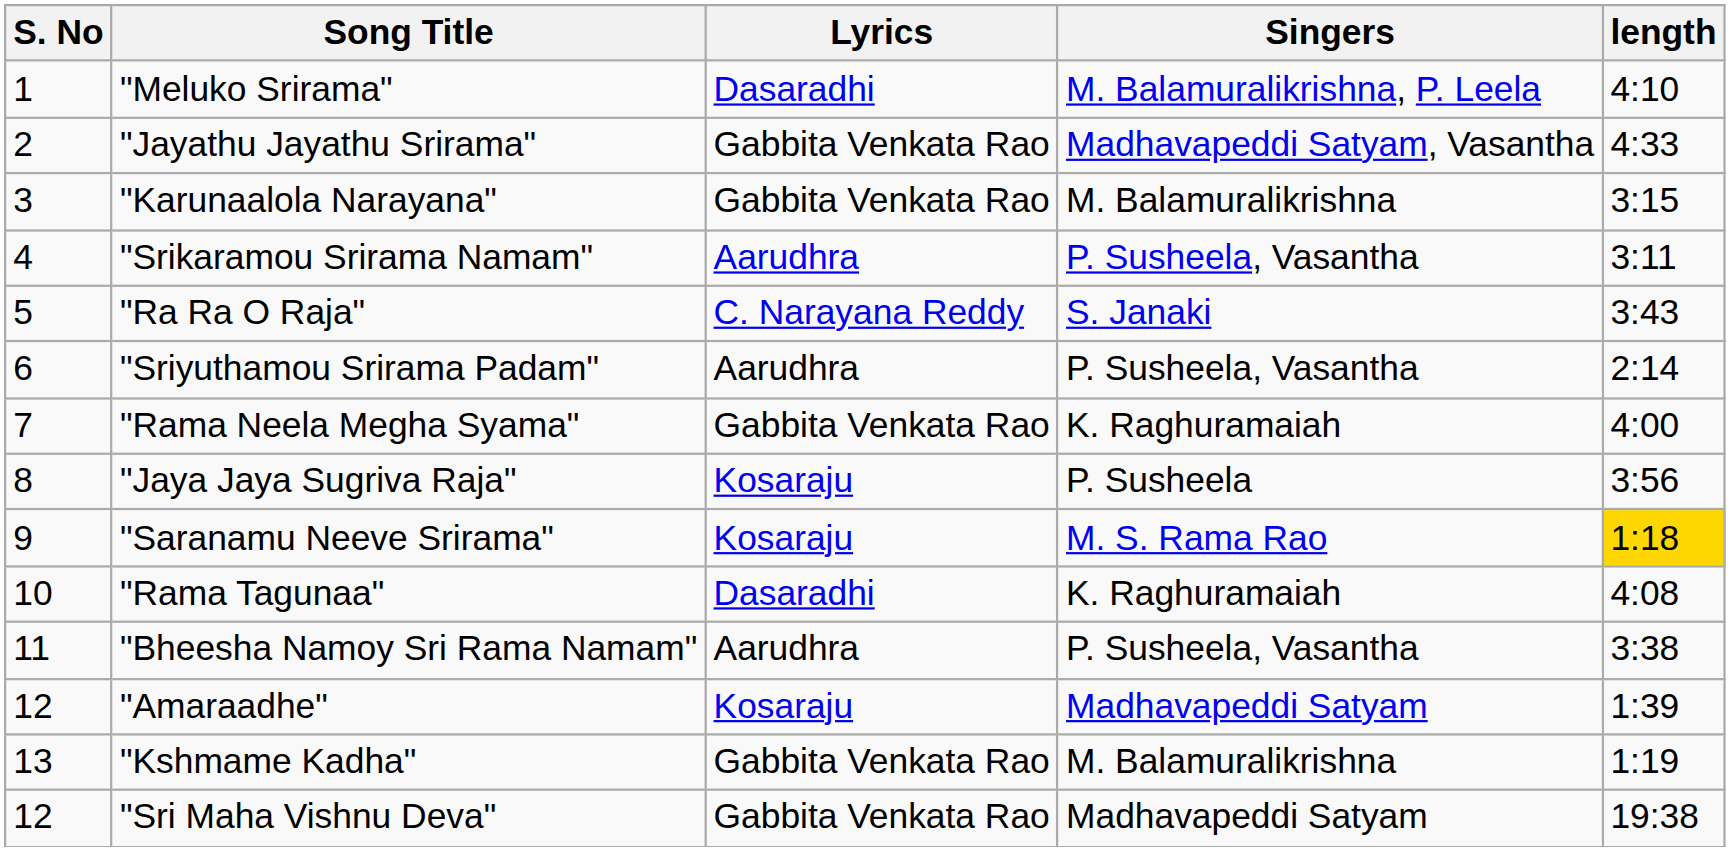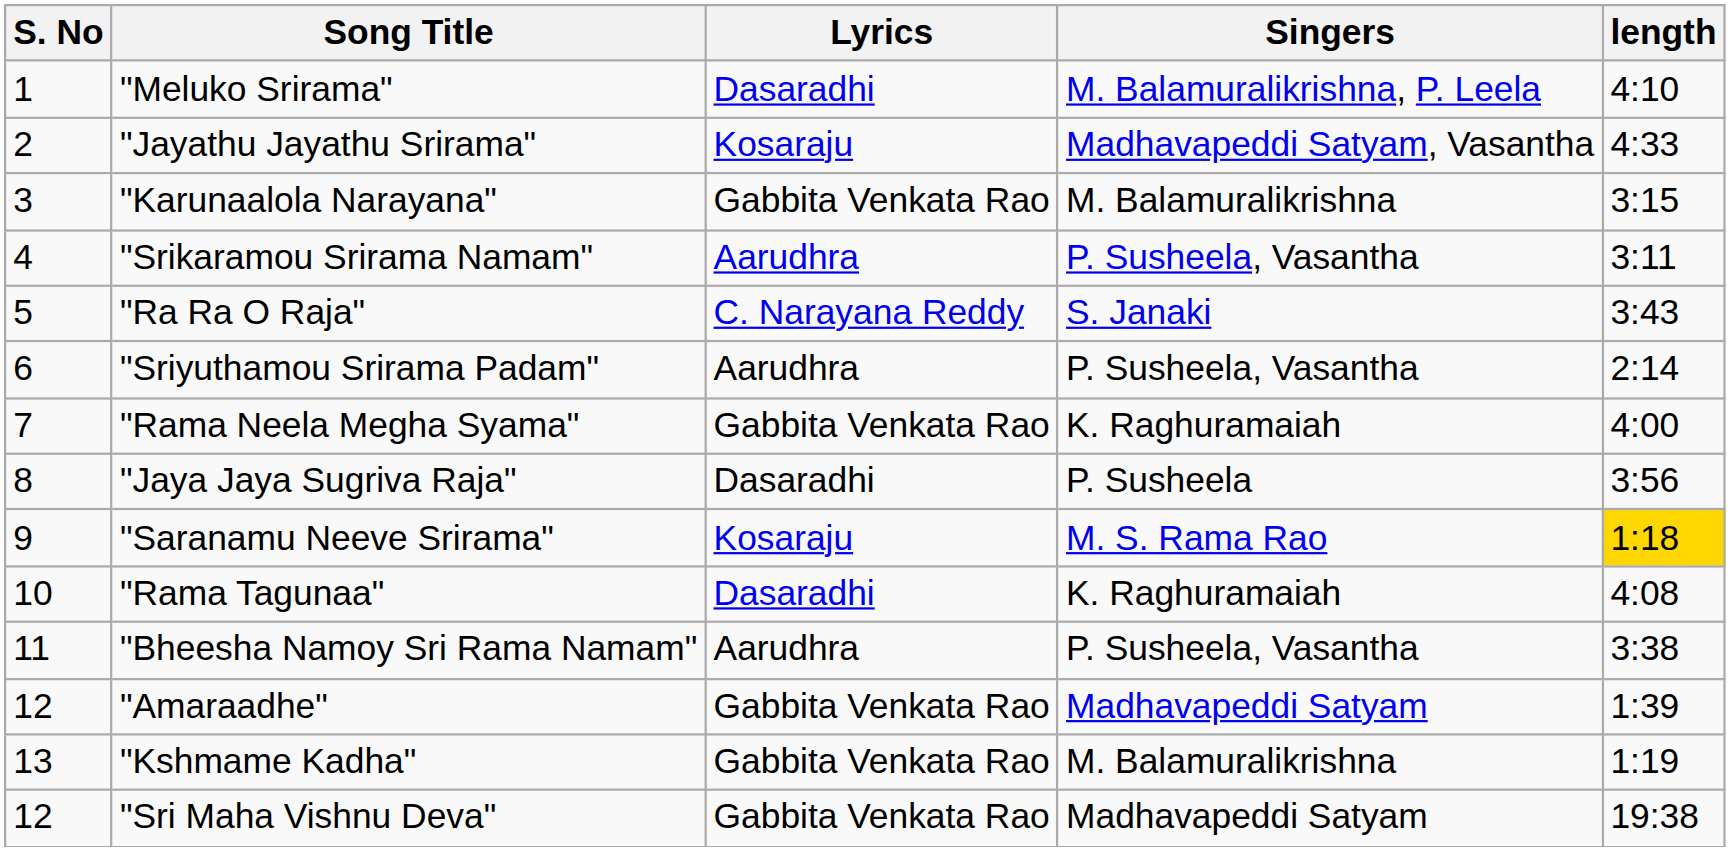(882, 144) Gabbita Venkata Rao -> (783, 144) Kosaraju
(783, 481) Kosaraju -> (794, 481) Dasaradhi
(783, 705) Kosaraju -> (882, 705) Gabbita Venkata Rao
